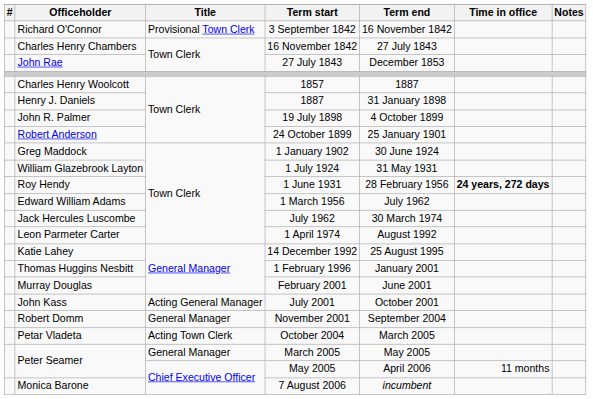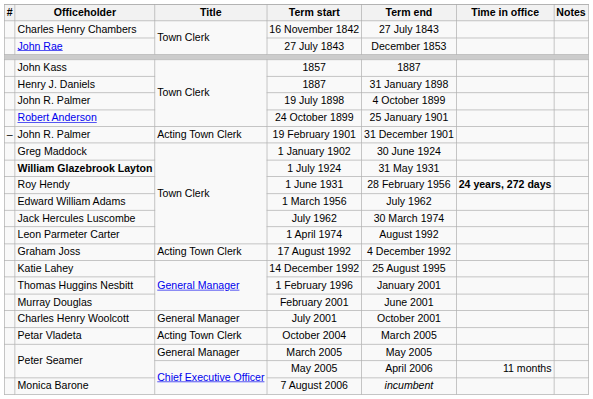- row: (312, 29)
(73, 84) Charles Henry Woolcott -> (42, 67) John Kass
+ row: (314, 134)
(80, 168) normal -> (85, 168) bold
+ row: (314, 252)
(42, 302) John Kass -> (73, 319) Charles Henry Woolcott
(205, 302) Acting General Manager -> (198, 319) General Manager
- row: (312, 319)
